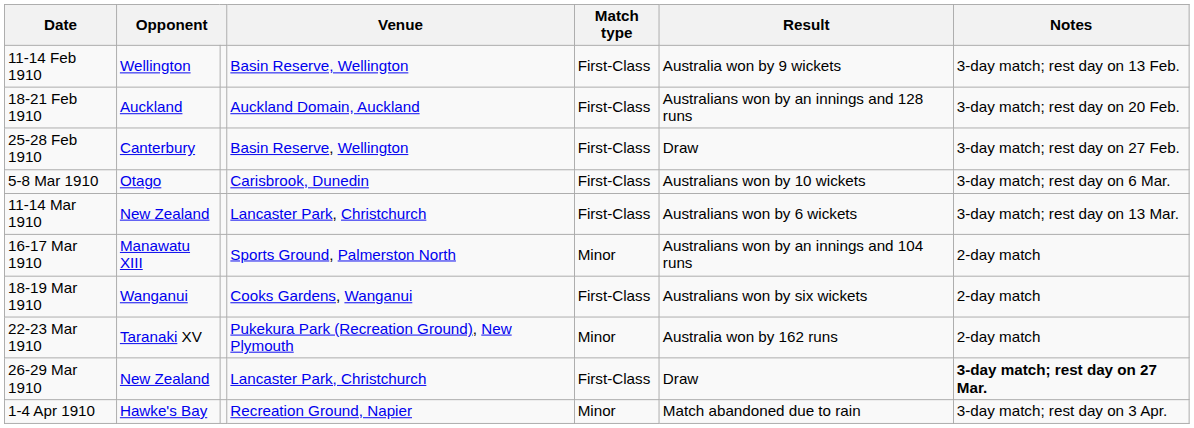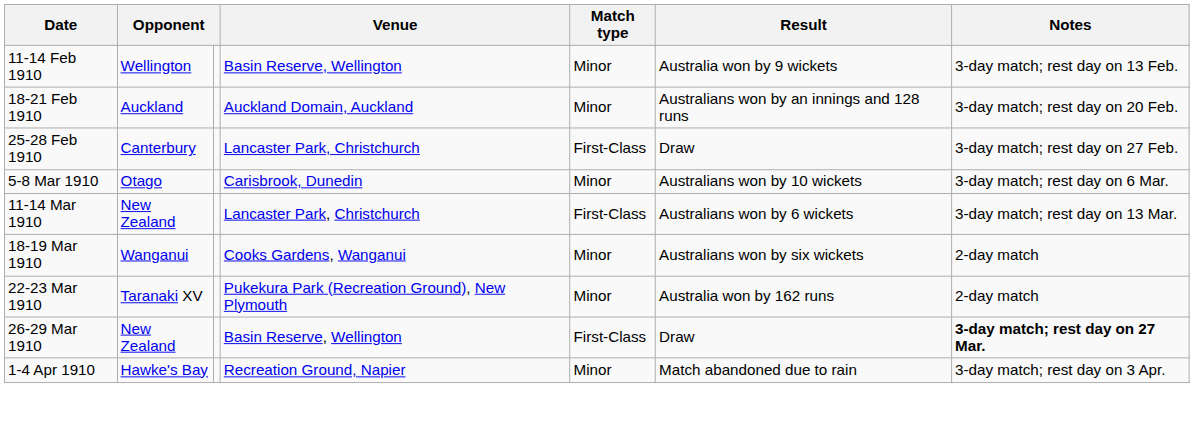(614, 66) First-Class -> (593, 66) Minor
(614, 107) First-Class -> (593, 107) Minor
(319, 148) Basin Reserve, Wellington -> (322, 148) Lancaster Park, Christchurch
(614, 181) First-Class -> (593, 181) Minor
- row: (43, 255)
(614, 296) First-Class -> (593, 255) Minor
(328, 378) Lancaster Park, Christchurch -> (313, 337) Basin Reserve, Wellington
